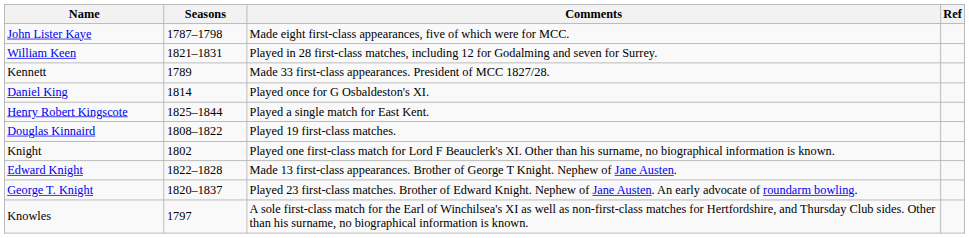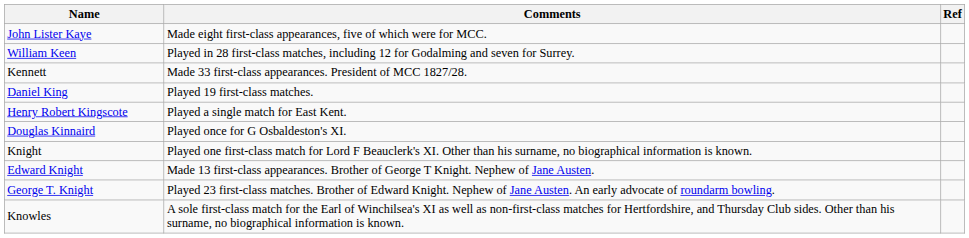- column: (205, 14)
(339, 92) Played once for G Osbaldeston's XI. -> (240, 92) Played 19 first-class matches.
(323, 131) Played 19 first-class matches. -> (257, 131) Played once for G Osbaldeston's XI.
